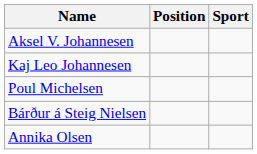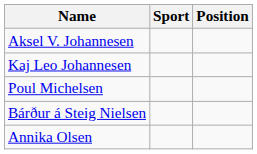columns swapped: (231, 16) <-> (179, 16)
